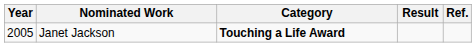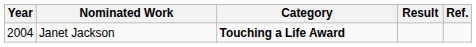(20, 32) 2005 -> (20, 32) 2004
